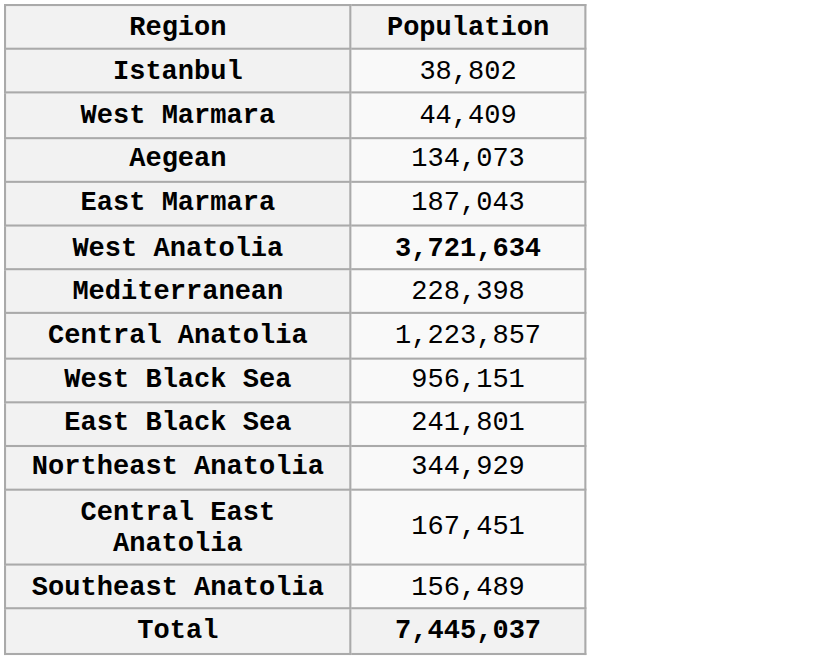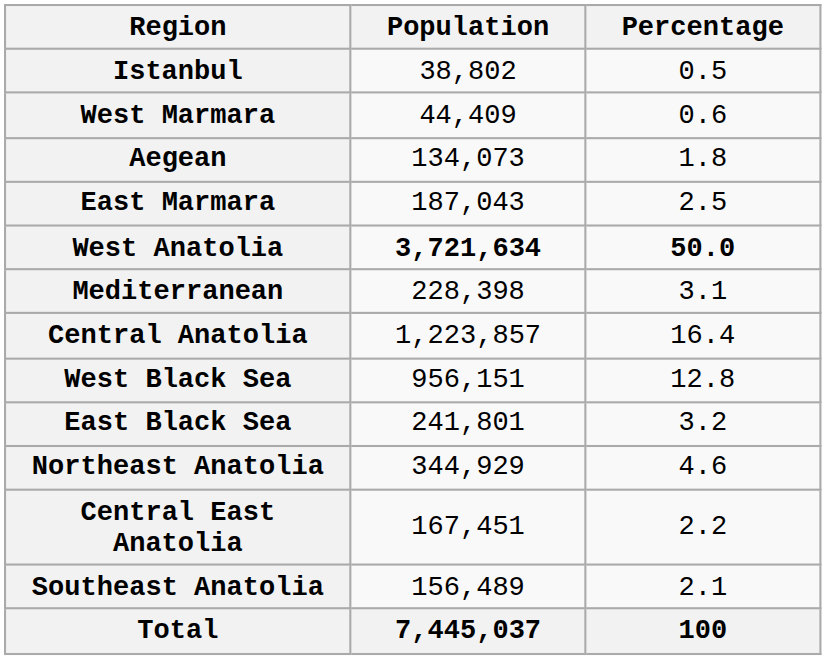+ column: (703, 27)
